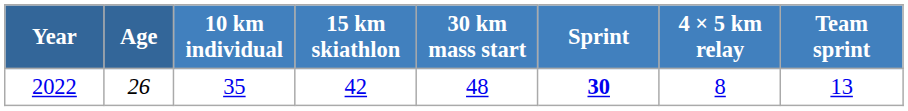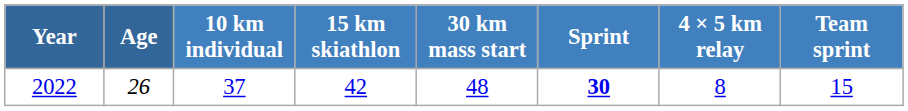(234, 86) 35 -> (234, 86) 37
(842, 86) 13 -> (842, 86) 15
